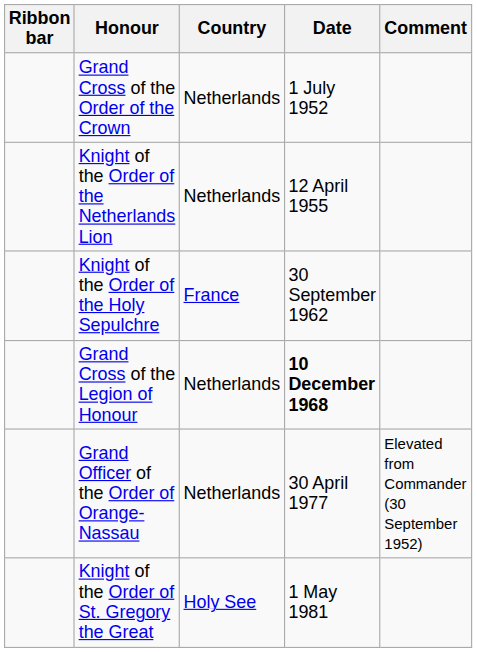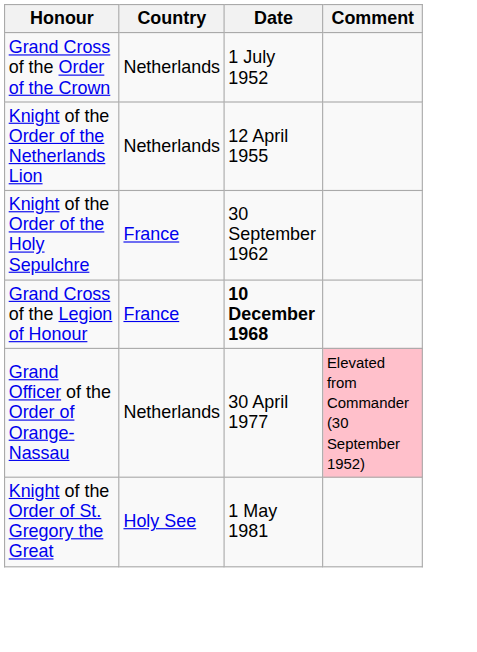- column: (40, 28)
(232, 384) Netherlands -> (151, 313) France
(425, 494) no background -> (368, 413) pink background
